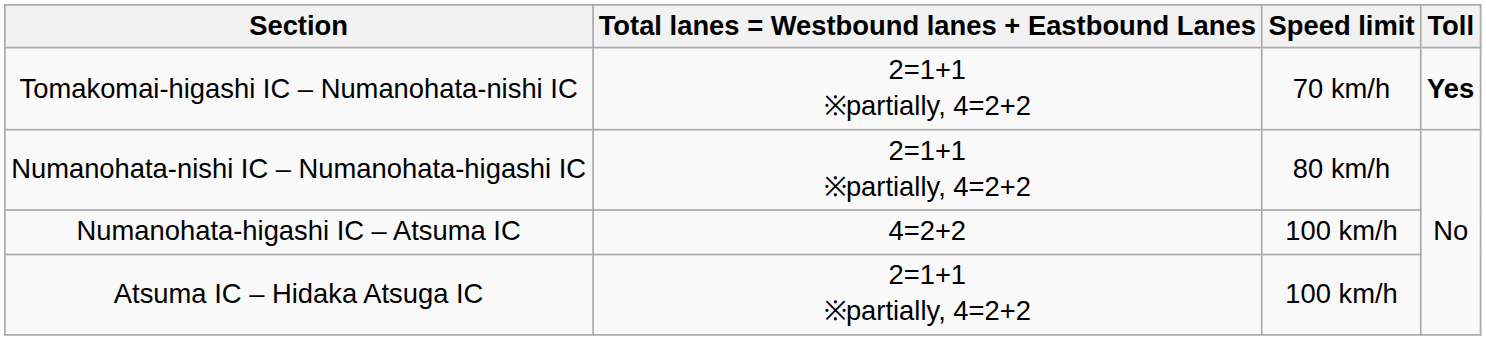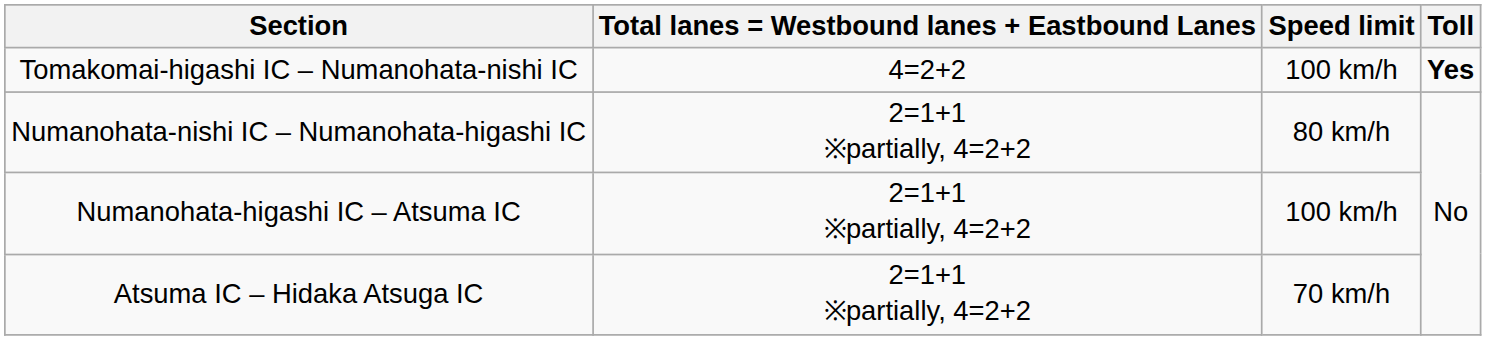(927, 87) 2=1+1 ※partially, 4=2+2 -> (927, 69) 4=2+2
(1342, 88) 70 km/h -> (1342, 69) 100 km/h
(927, 231) 4=2+2 -> (927, 211) 2=1+1 ※partially, 4=2+2
(1342, 293) 100 km/h -> (1342, 293) 70 km/h
